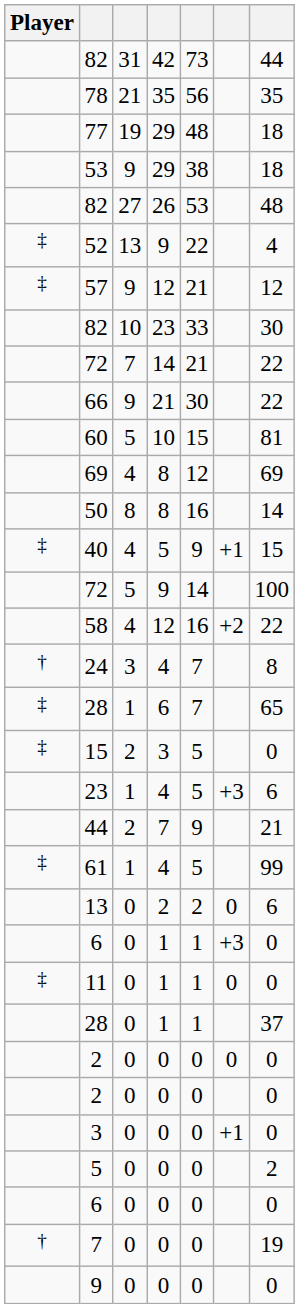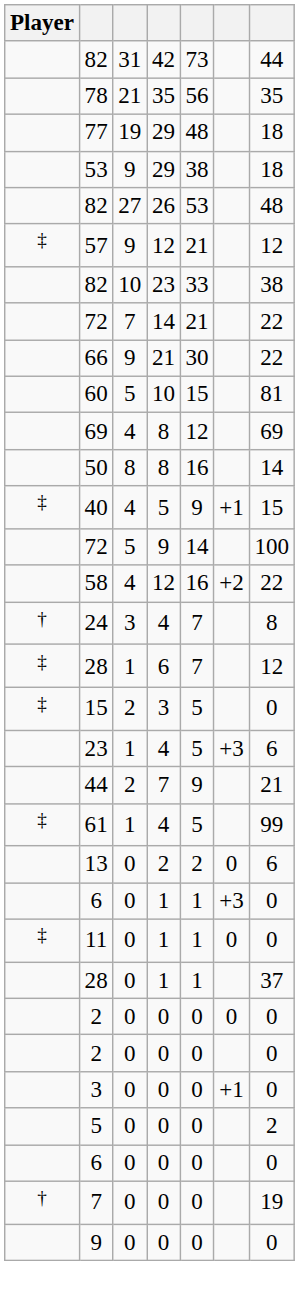- row: (96, 245)
(272, 327) 30 -> (272, 284) 38
(272, 708) 65 -> (272, 665) 12
